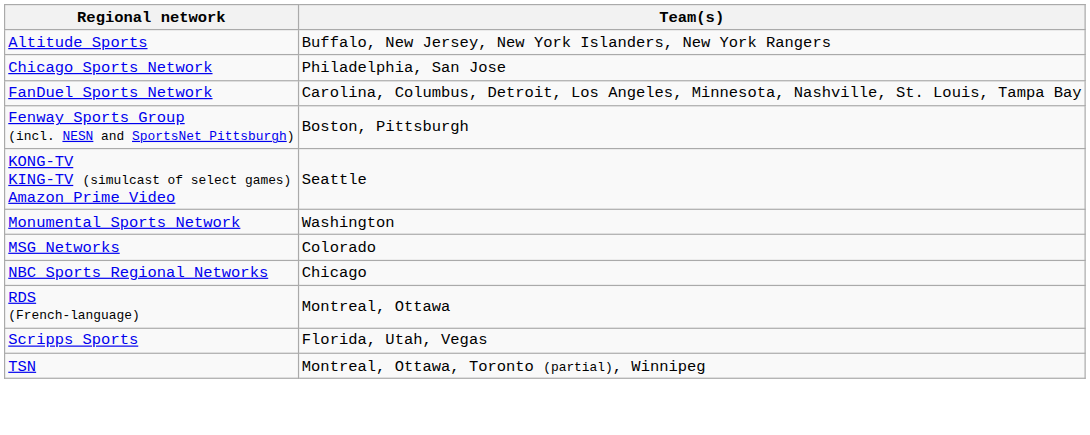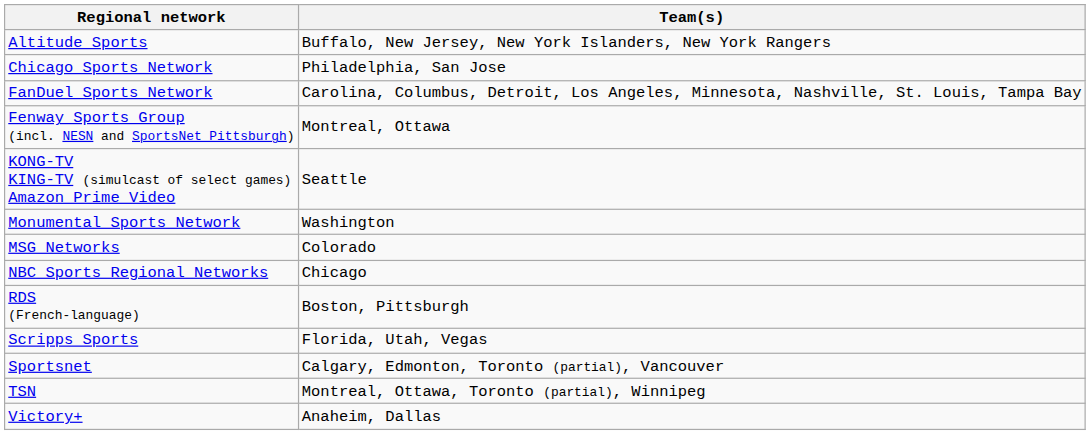(385, 127) Boston, Pittsburgh -> (376, 127) Montreal, Ottawa
(376, 307) Montreal, Ottawa -> (385, 307) Boston, Pittsburgh
+ row: (50, 366)
+ row: (45, 416)
